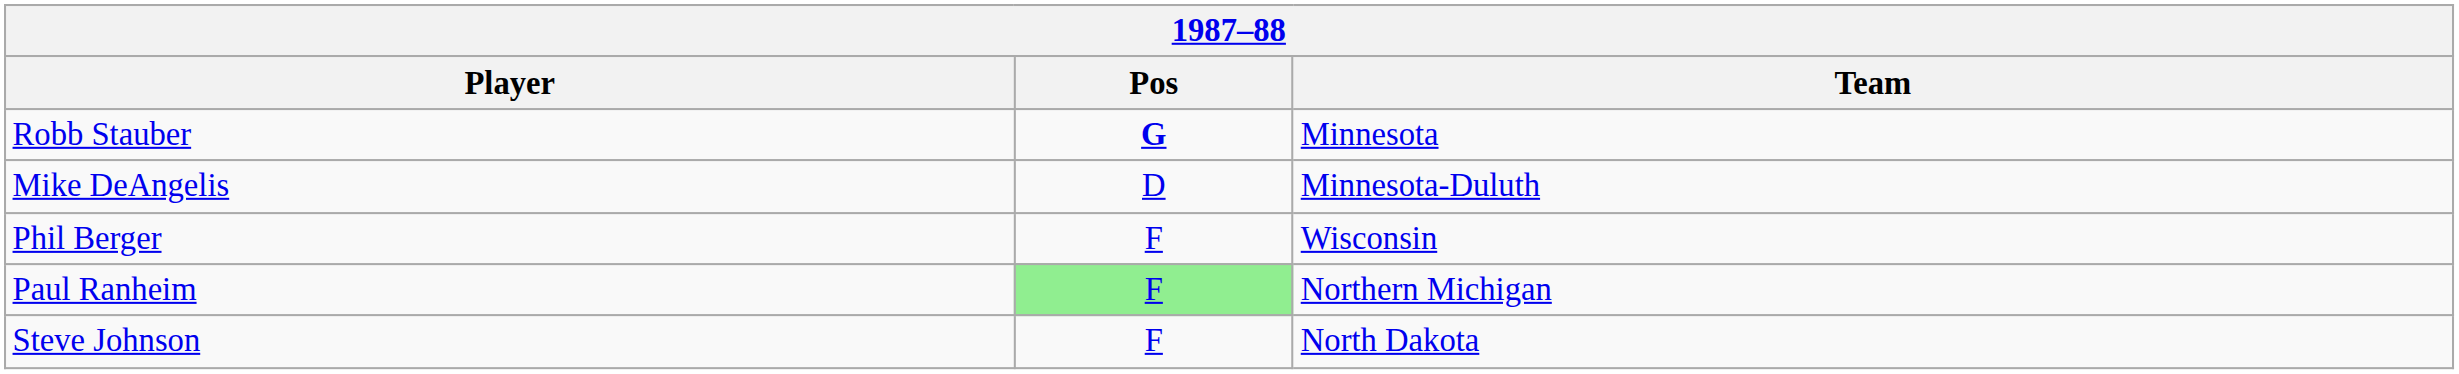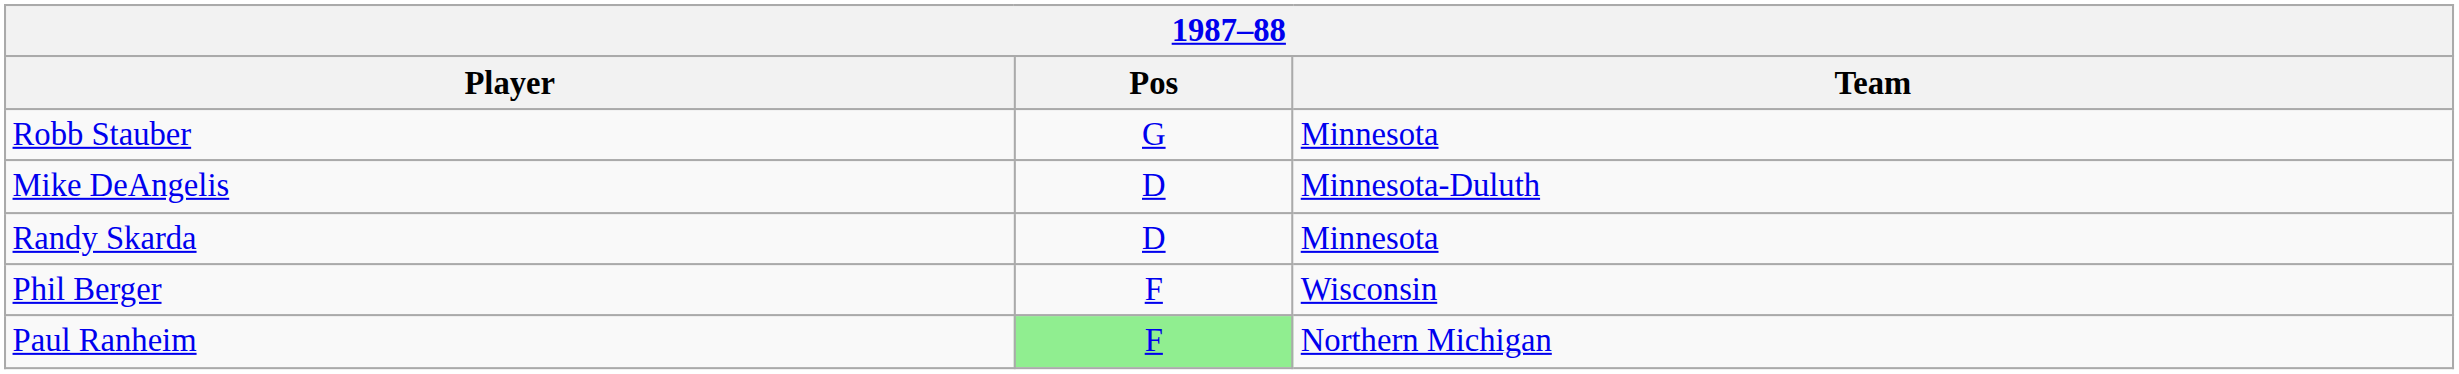(1154, 133) bold -> (1154, 133) normal
+ row: (105, 237)
- row: (106, 340)
